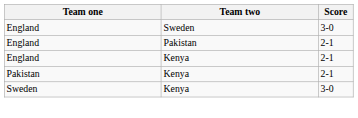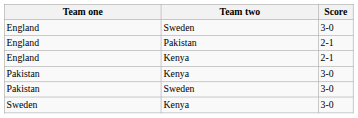(327, 74) 2-1 -> (327, 74) 3-0
+ row: (23, 89)
